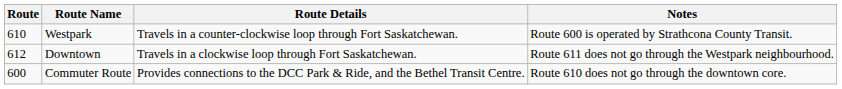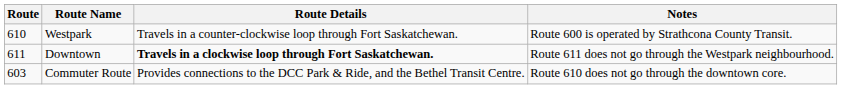(17, 53) 612 -> (16, 53) 611
(277, 53) normal -> (285, 53) bold
(17, 73) 600 -> (17, 73) 603
